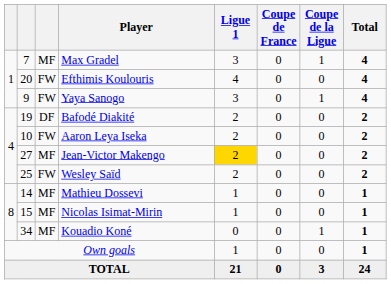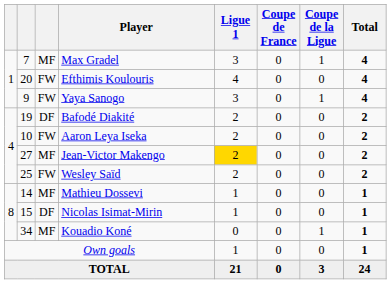(47, 212) MF -> (47, 212) DF
